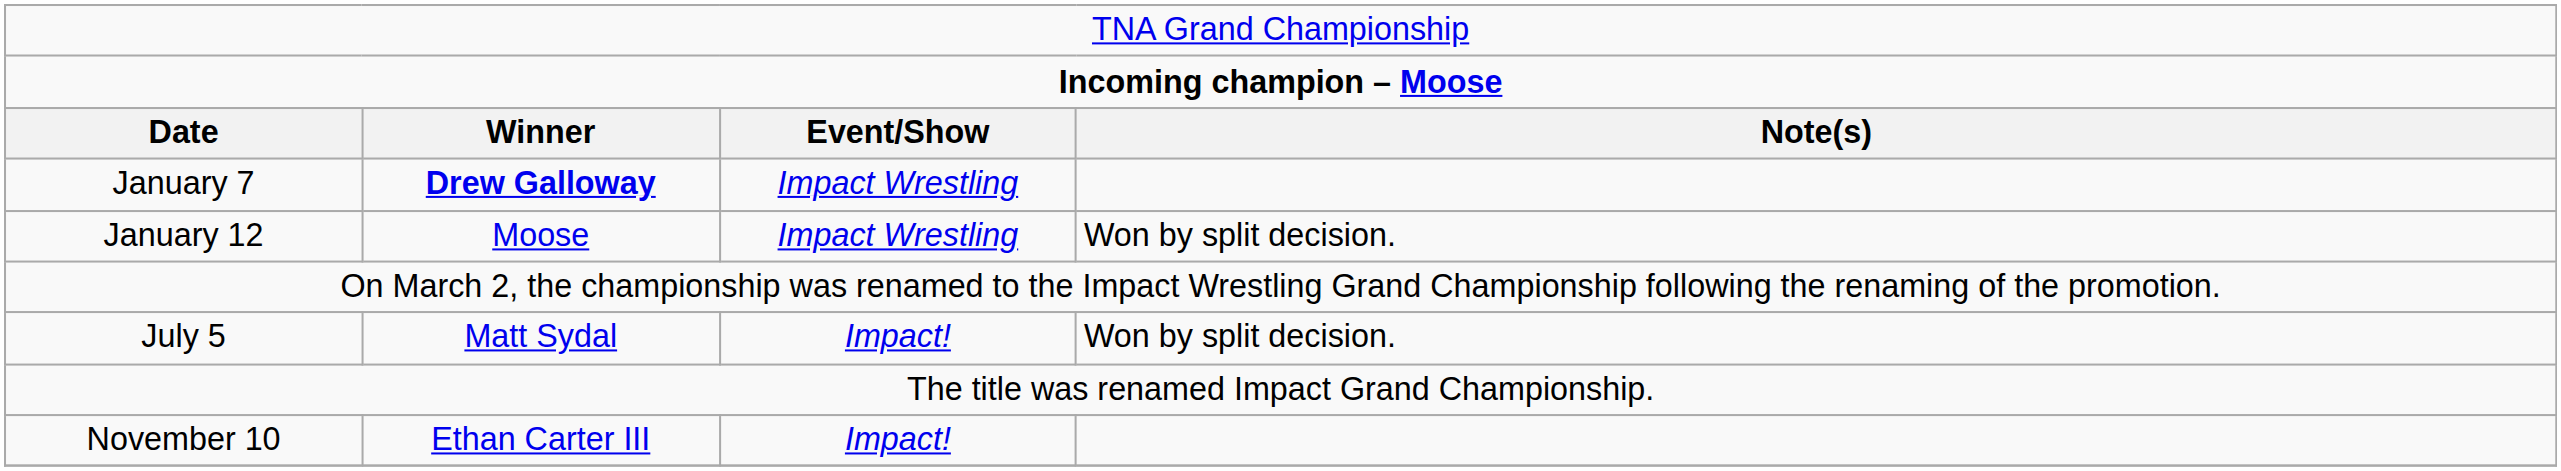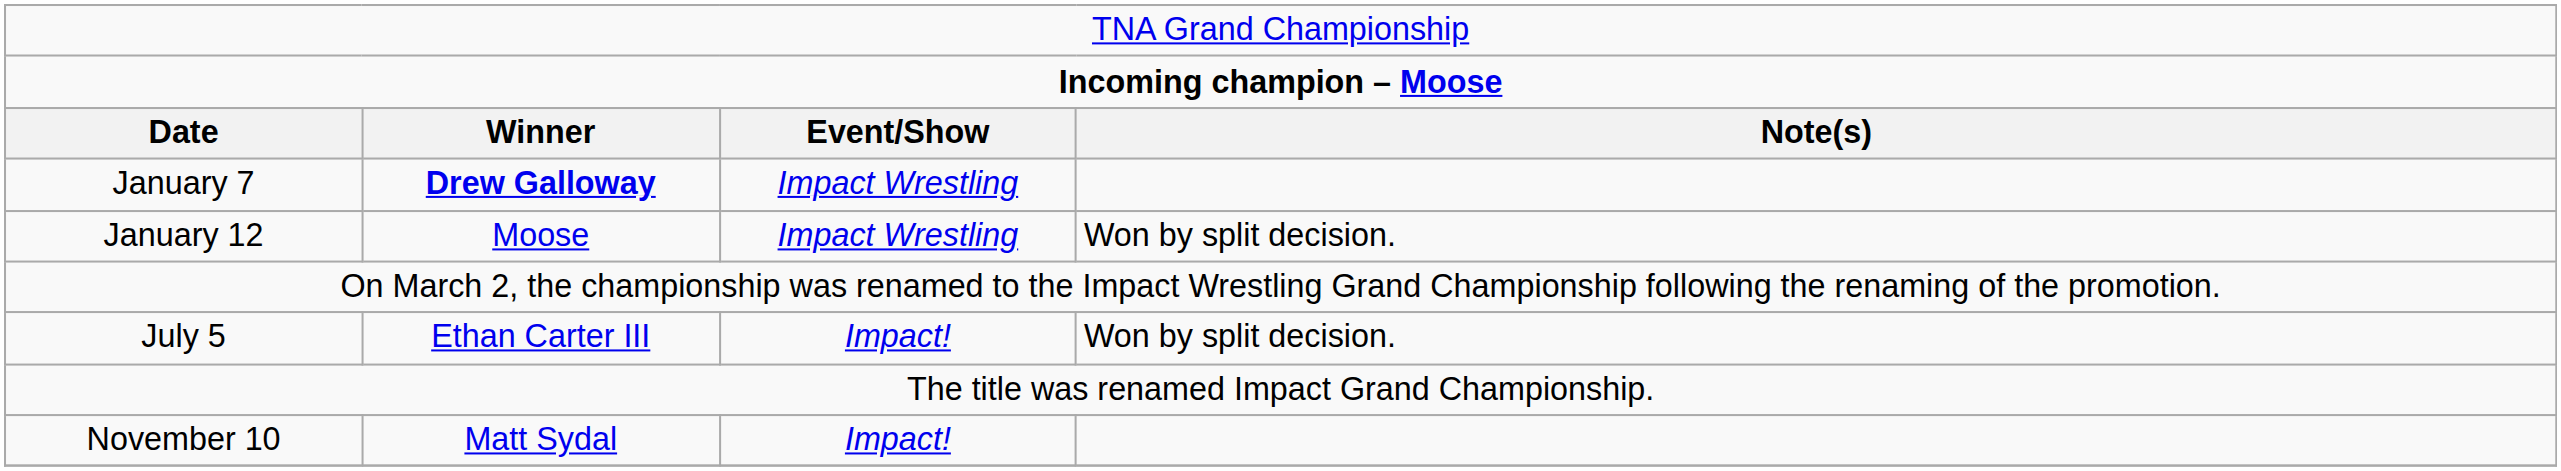(541, 337) Matt Sydal -> (541, 337) Ethan Carter III
(541, 440) Ethan Carter III -> (541, 440) Matt Sydal
